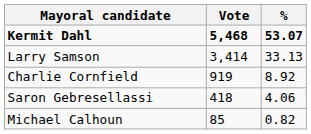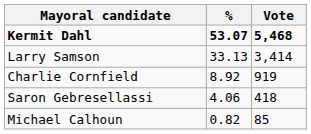columns swapped: (234, 15) <-> (284, 15)
